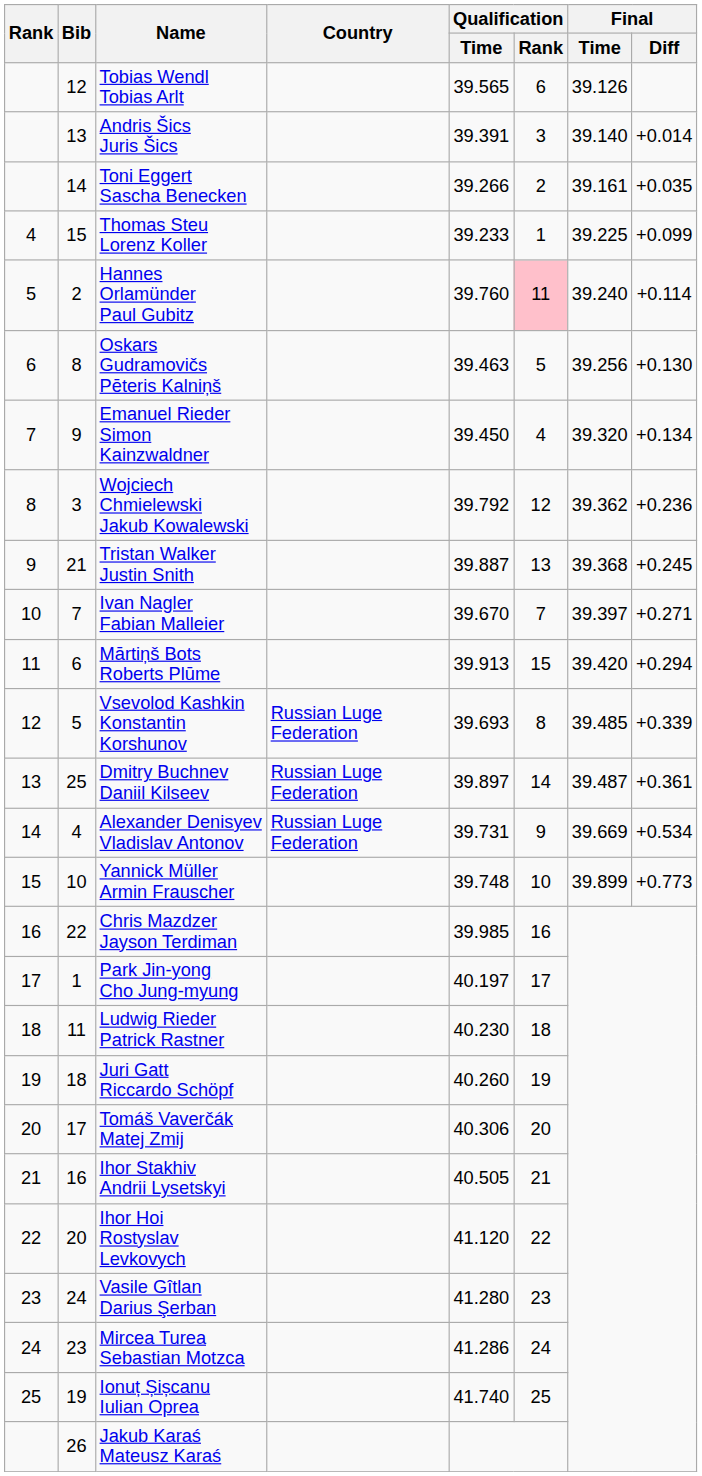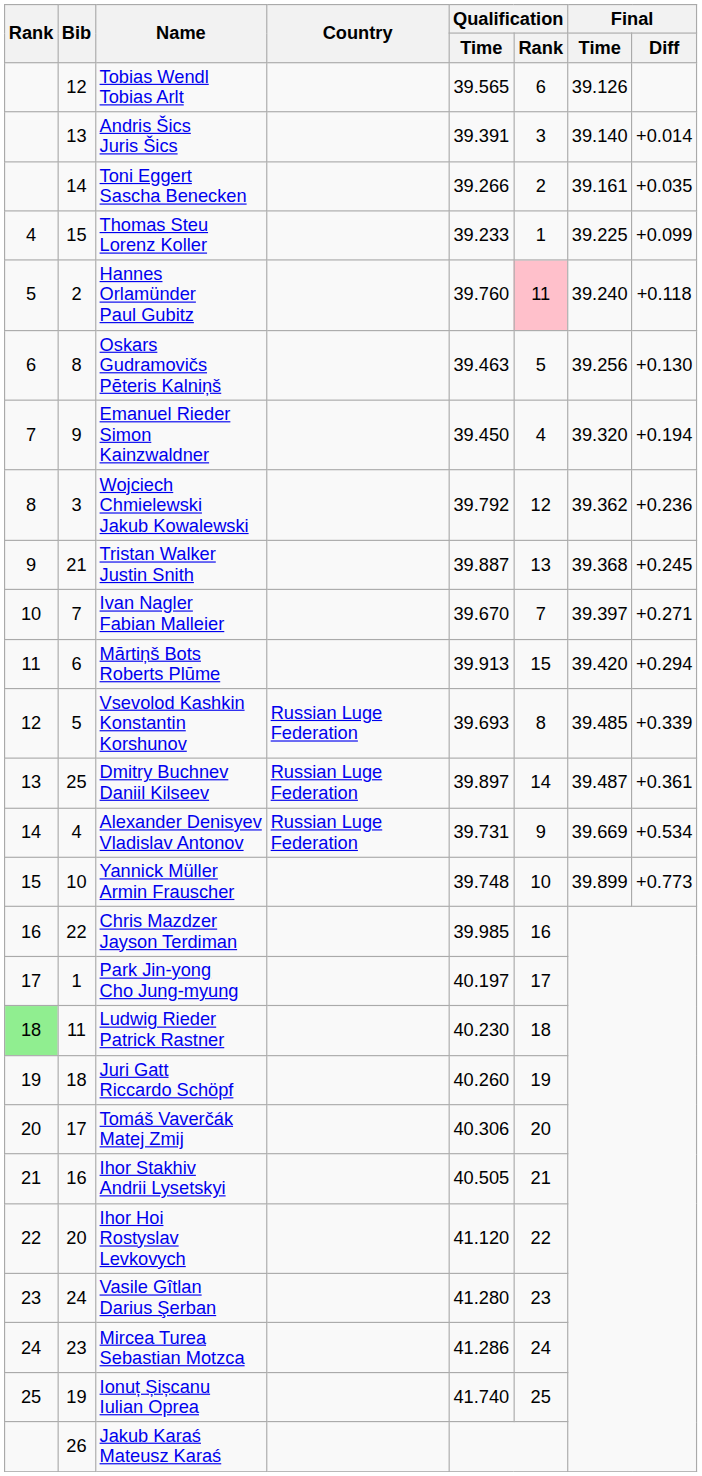(664, 295) +0.114 -> (664, 295) +0.118
(664, 435) +0.134 -> (664, 435) +0.194
(31, 1030) no background -> (31, 1030) lightgreen background
